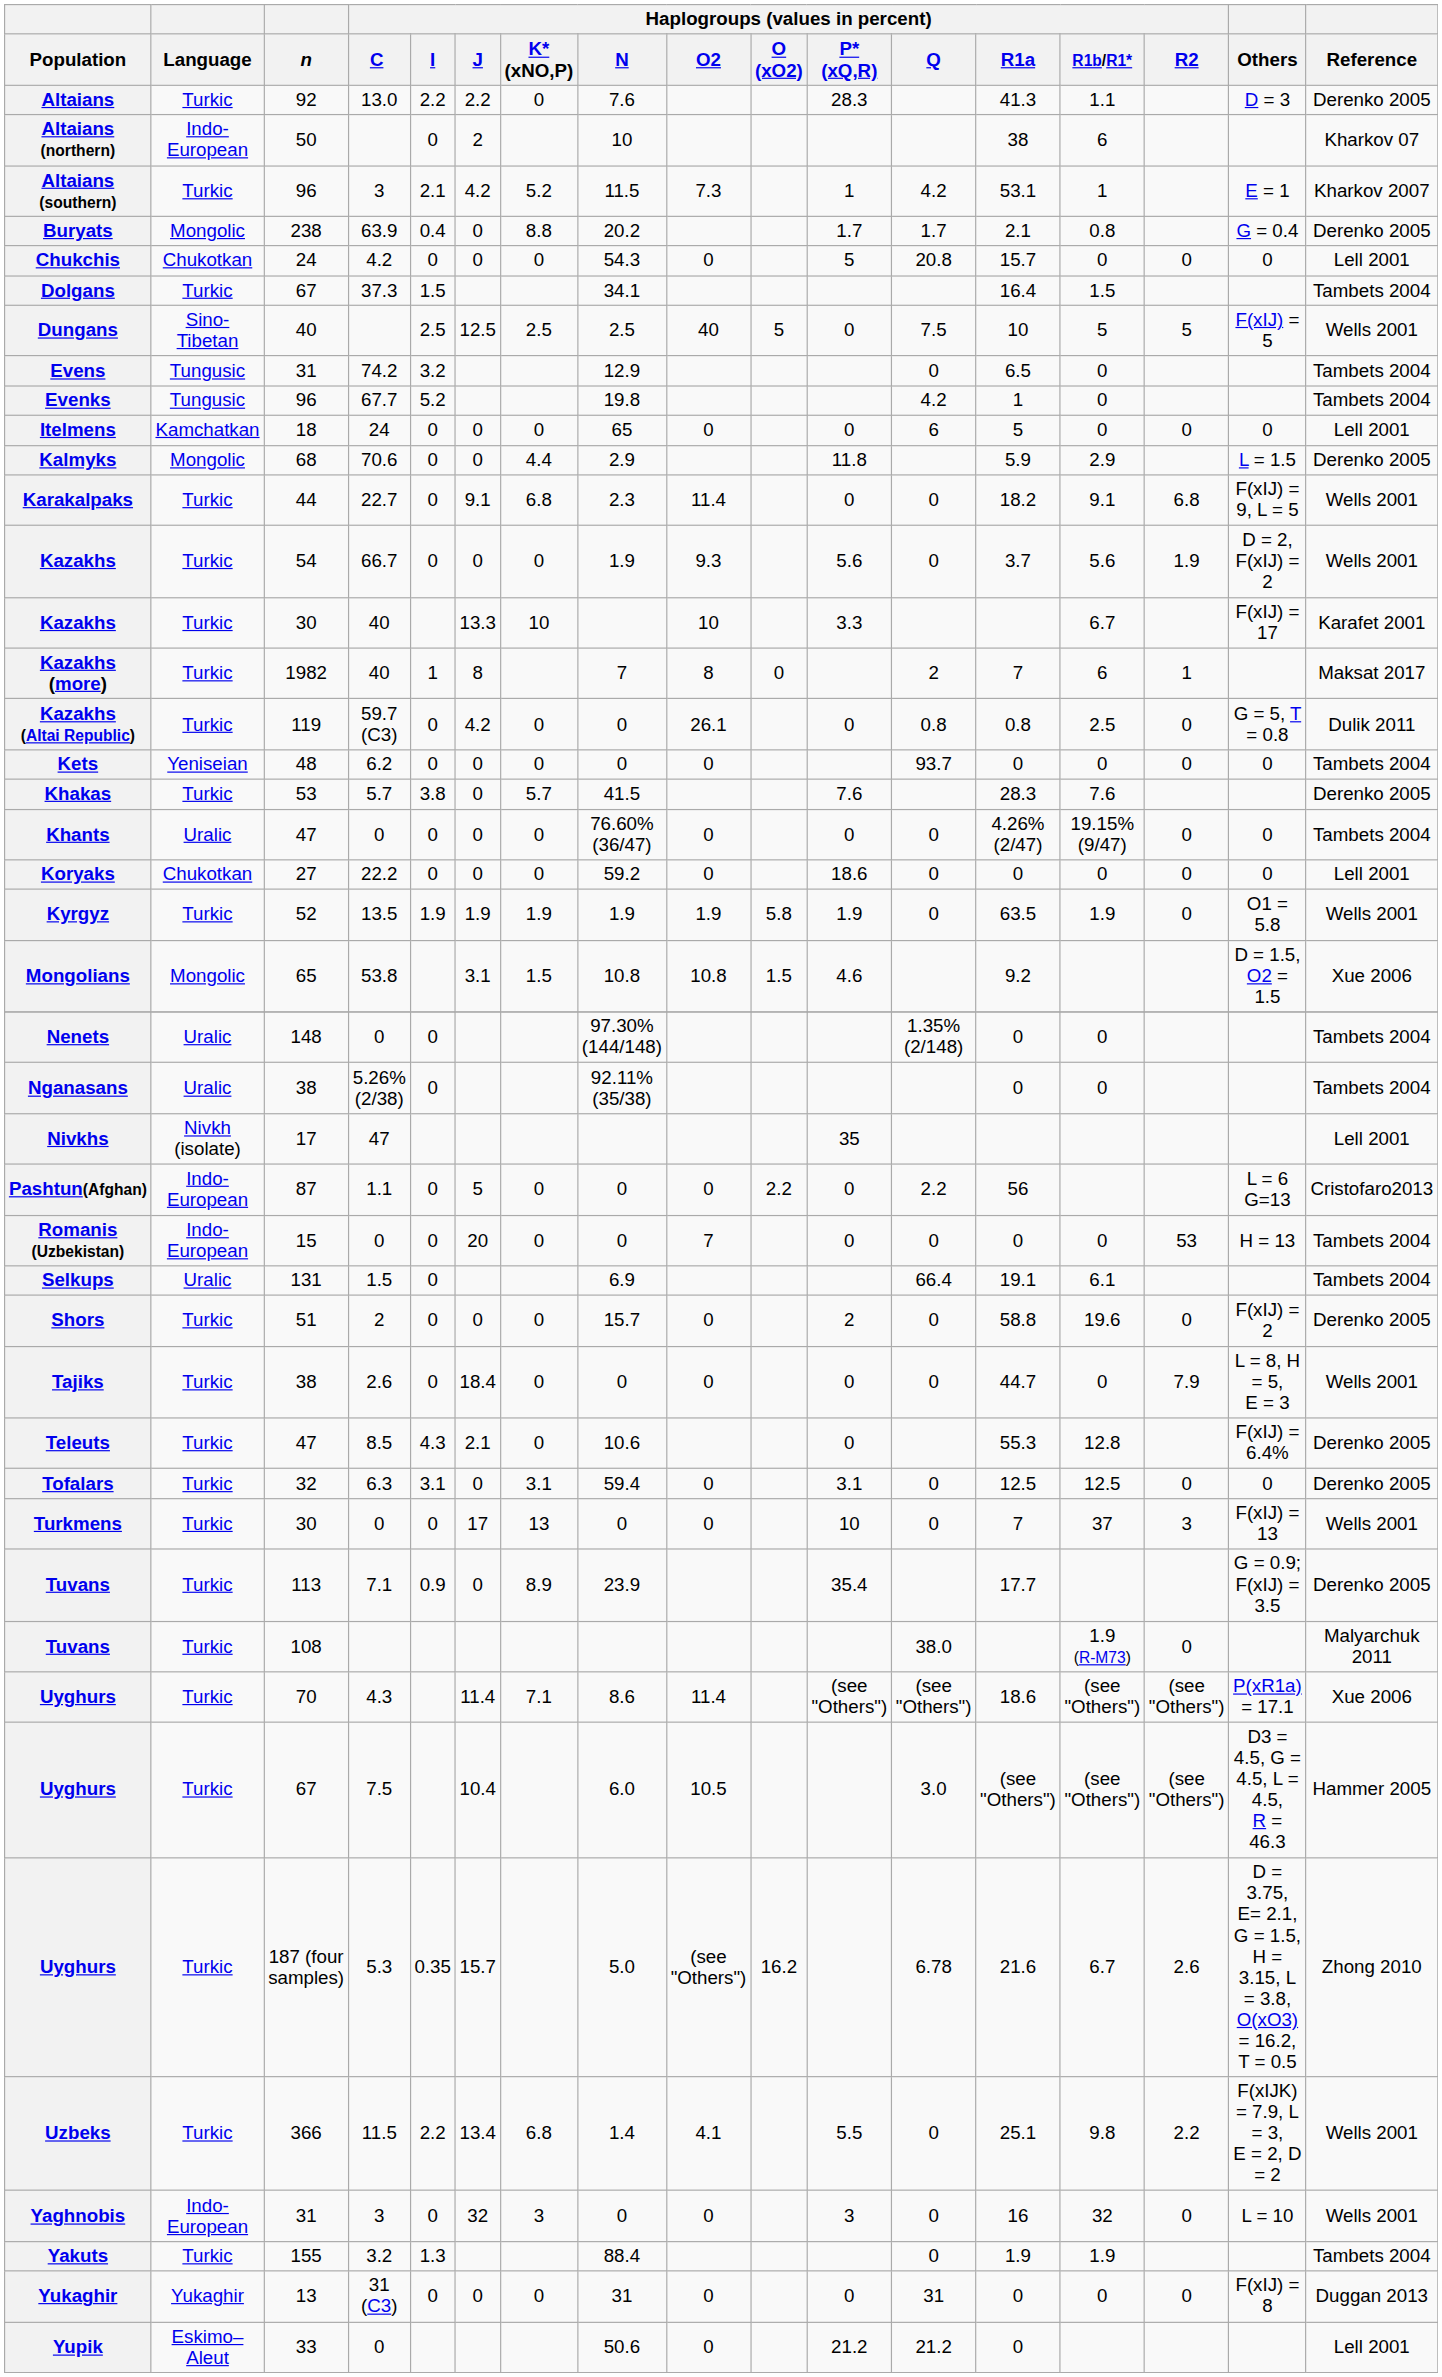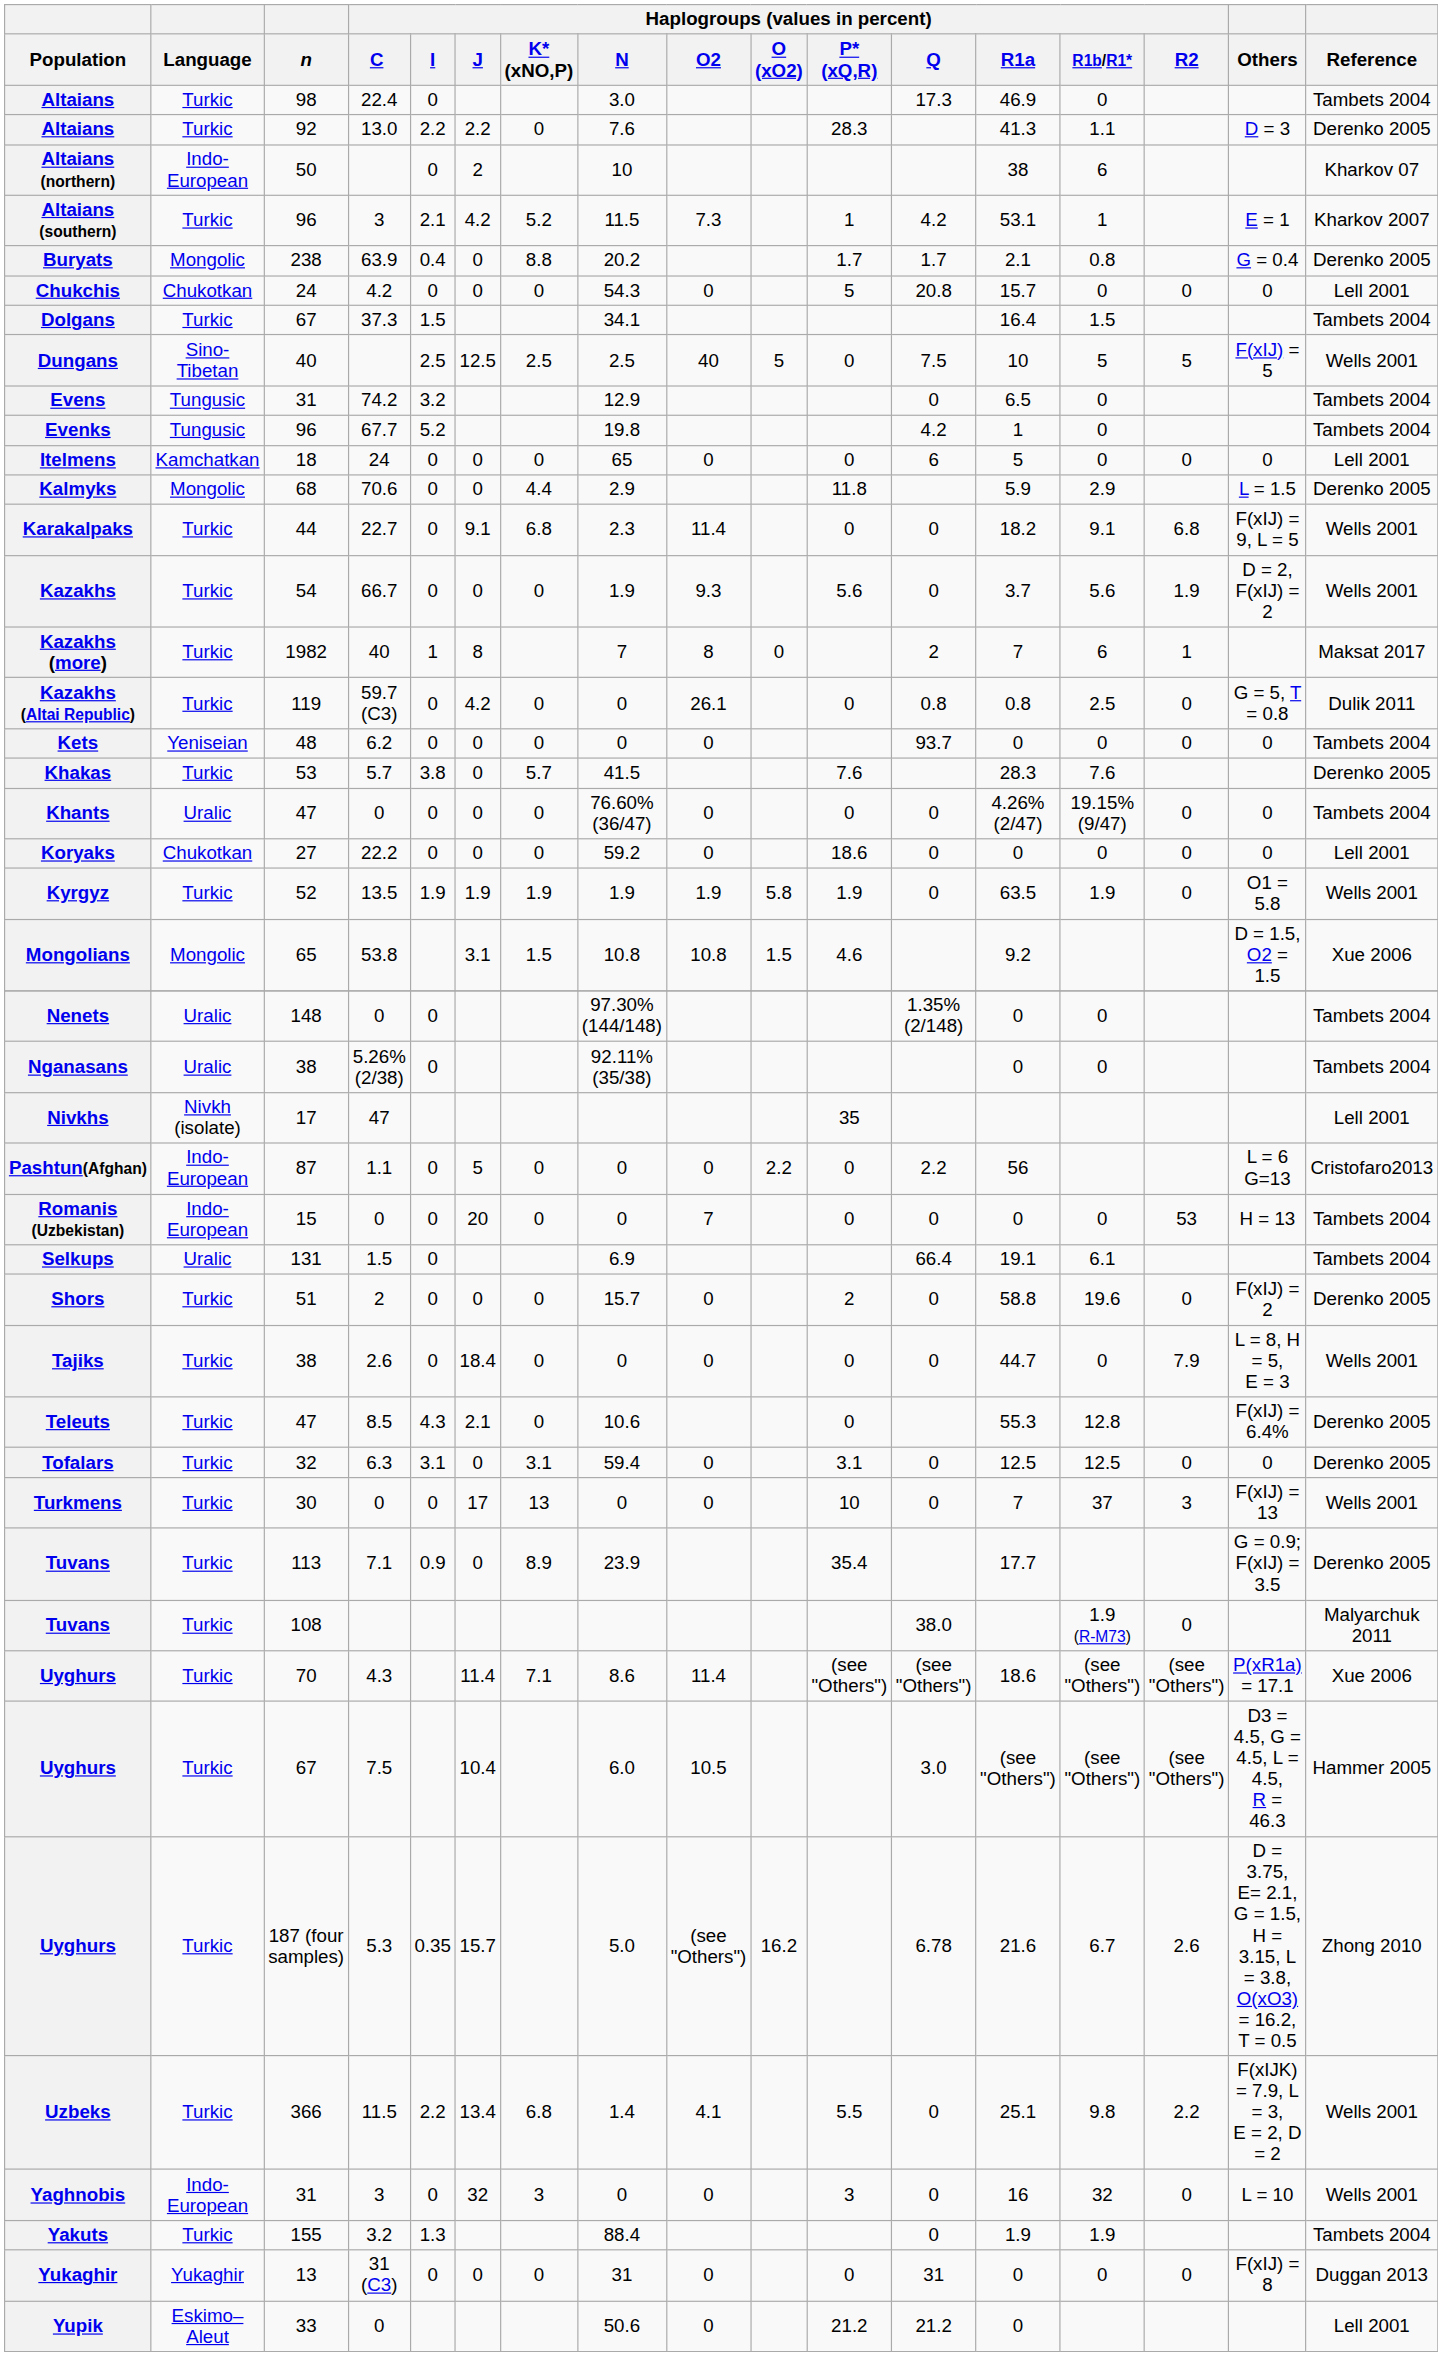+ row: (78, 99)
- row: (78, 622)
